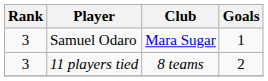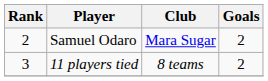(25, 40) 3 -> (25, 40) 2
(241, 40) 1 -> (241, 40) 2
